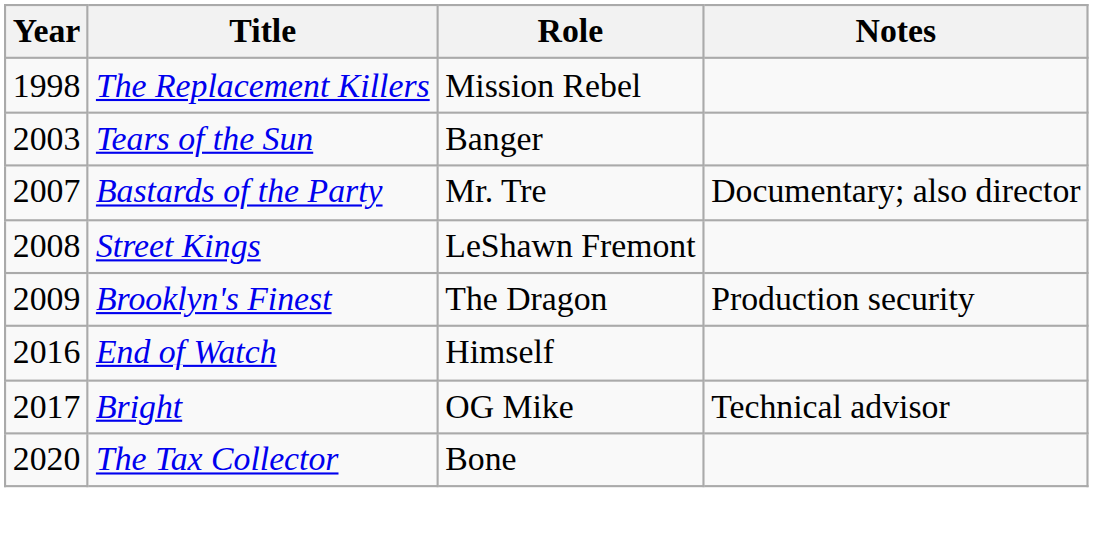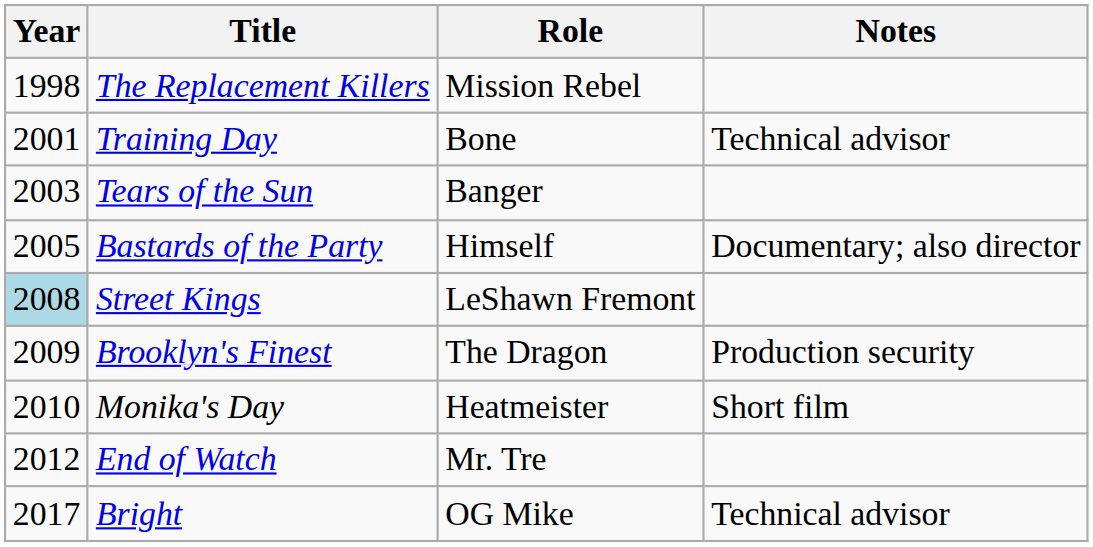+ row: (186, 138)
(47, 191) 2007 -> (47, 245) 2005
(496, 191) Mr. Tre -> (500, 245) Himself
(47, 245) no background -> (47, 298) lightblue background
+ row: (190, 406)
(47, 352) 2016 -> (47, 459) 2012
(500, 352) Himself -> (496, 459) Mr. Tre
- row: (217, 459)
